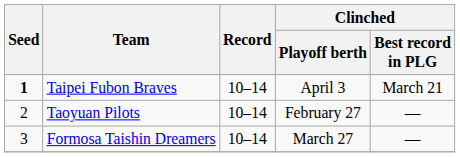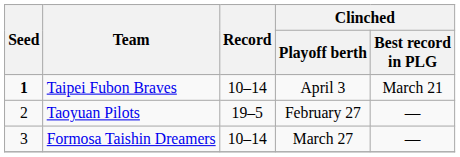(247, 113) 10–14 -> (247, 113) 19–5
